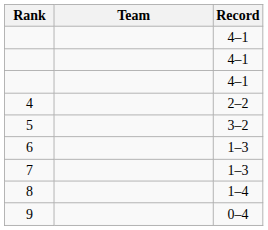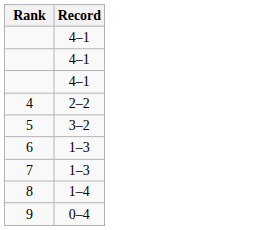- column: (134, 15)
